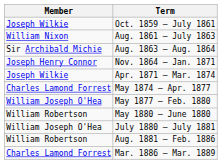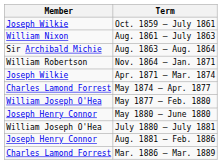(52, 62) Joseph Henry Connor -> (47, 62) William Robertson
(47, 114) William Robertson -> (52, 114) Joseph Henry Connor
(47, 140) William Robertson -> (52, 140) Joseph Henry Connor
